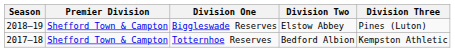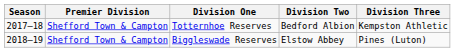rows swapped: (222, 40) <-> (224, 26)
